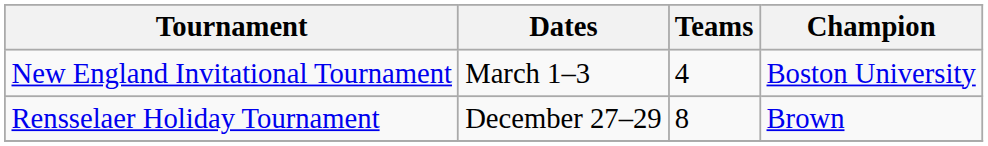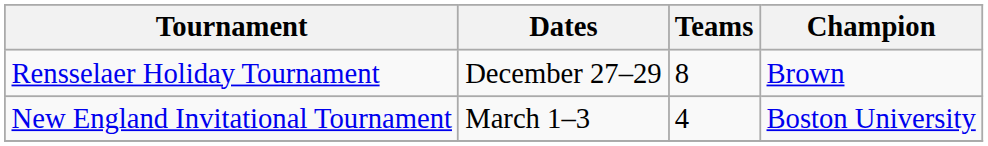rows swapped: (196, 118) <-> (232, 72)
